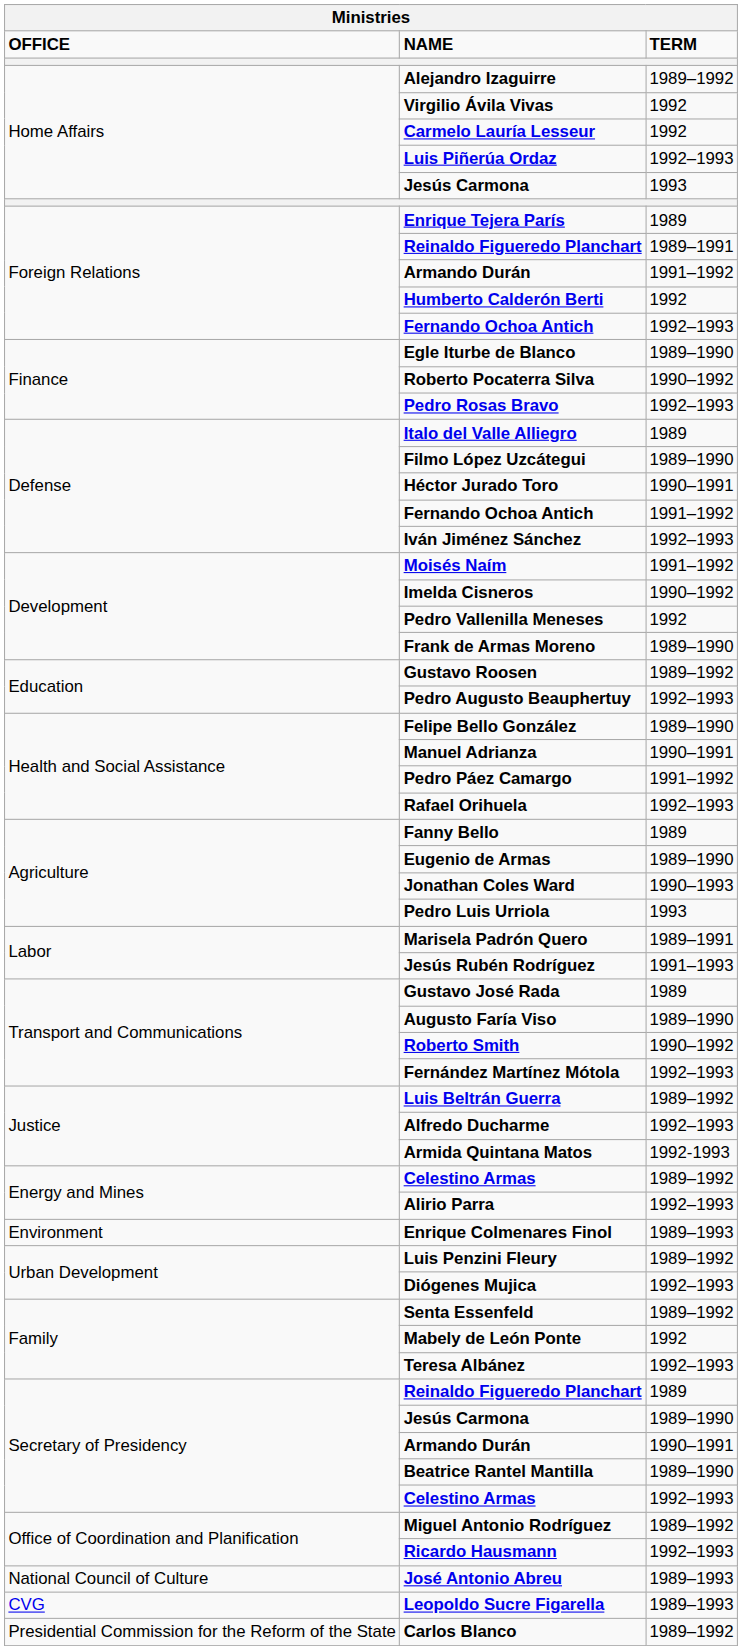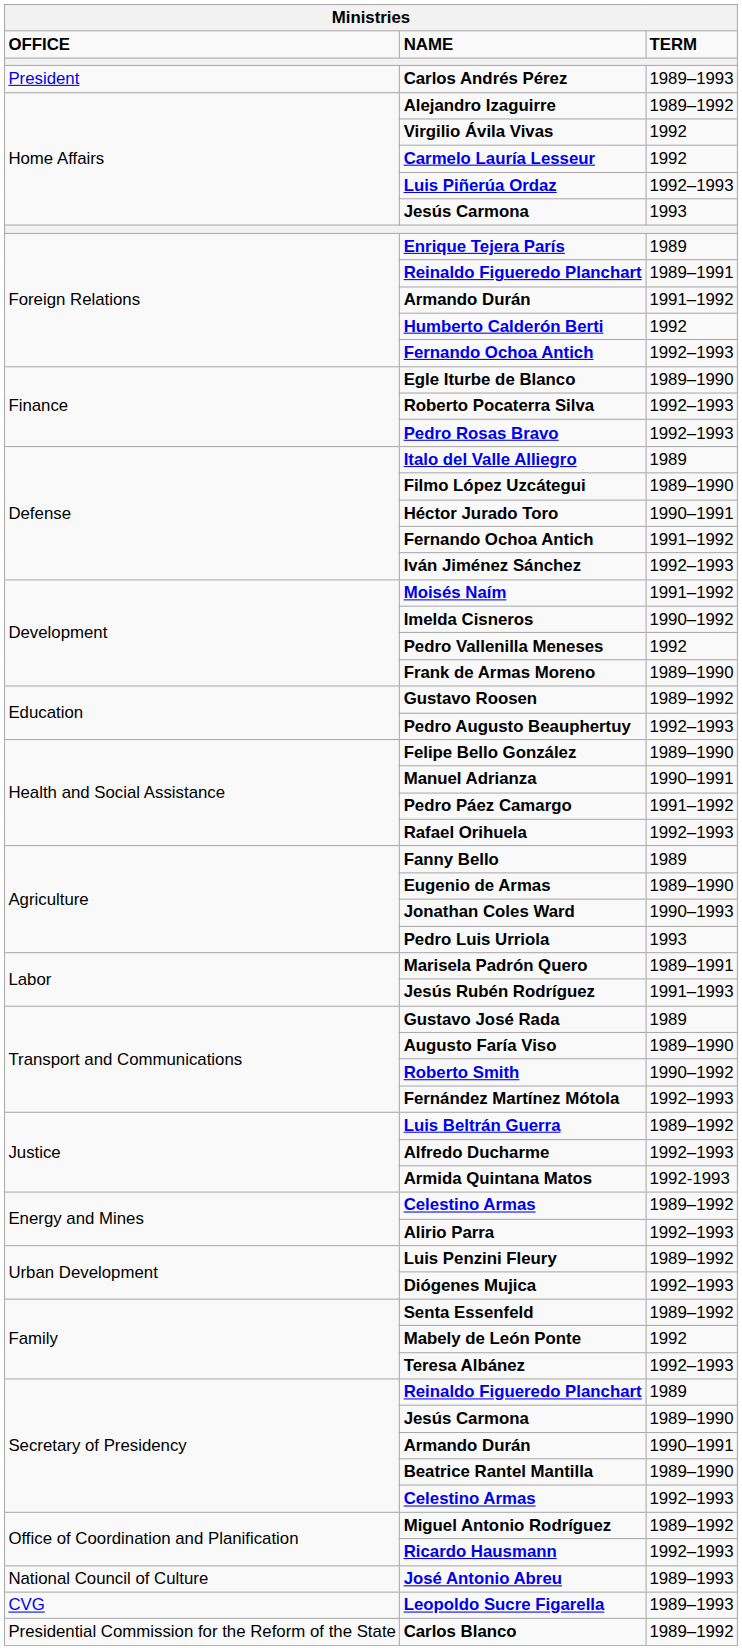+ row: (44, 78)
(691, 379) 1990–1992 -> (691, 406) 1992–1993
- row: (56, 1232)
